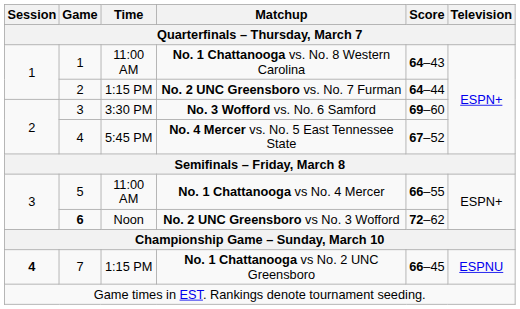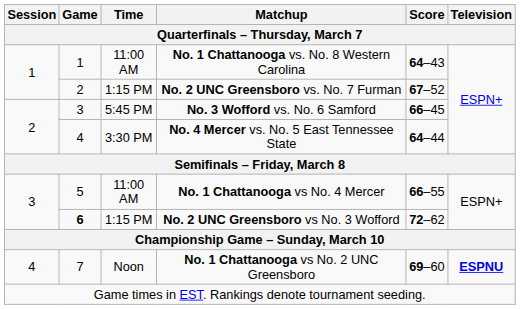(427, 90) 64–44 -> (427, 90) 67–52
(129, 110) 3:30 PM -> (129, 110) 5:45 PM
(427, 110) 69–60 -> (427, 110) 66–45
(129, 137) 5:45 PM -> (129, 137) 3:30 PM
(427, 137) 67–52 -> (427, 137) 64–44
(129, 219) Noon -> (129, 219) 1:15 PM
(32, 267) bold -> (32, 267) normal
(129, 267) 1:15 PM -> (129, 267) Noon
(427, 267) 66–45 -> (427, 267) 69–60
(481, 267) normal -> (481, 267) bold
